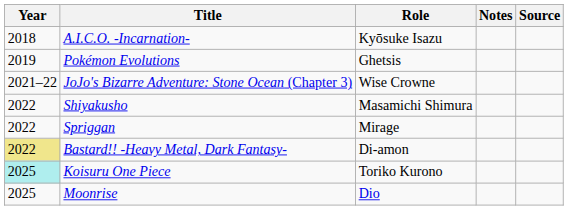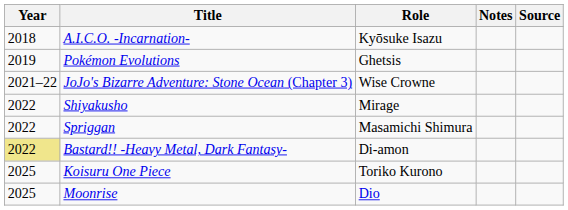(416, 104) Masamichi Shimura -> (379, 104) Mirage
(379, 127) Mirage -> (416, 127) Masamichi Shimura
(22, 171) paleturquoise background -> (22, 171) no background
